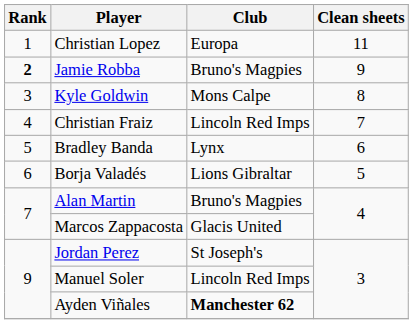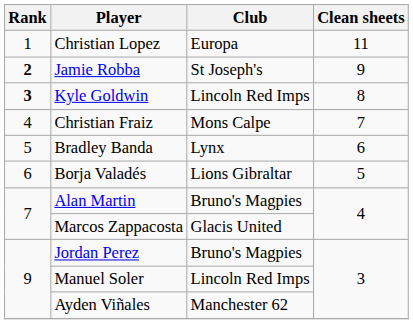(246, 69) Bruno's Magpies -> (227, 69) St Joseph's
(28, 95) normal -> (28, 95) bold
(231, 95) Mons Calpe -> (250, 95) Lincoln Red Imps
(250, 122) Lincoln Red Imps -> (231, 122) Mons Calpe
(227, 252) St Joseph's -> (246, 252) Bruno's Magpies
(242, 305) bold -> (239, 305) normal
